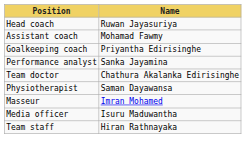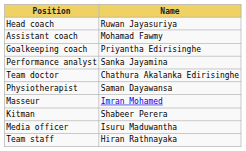+ row: (21, 114)
